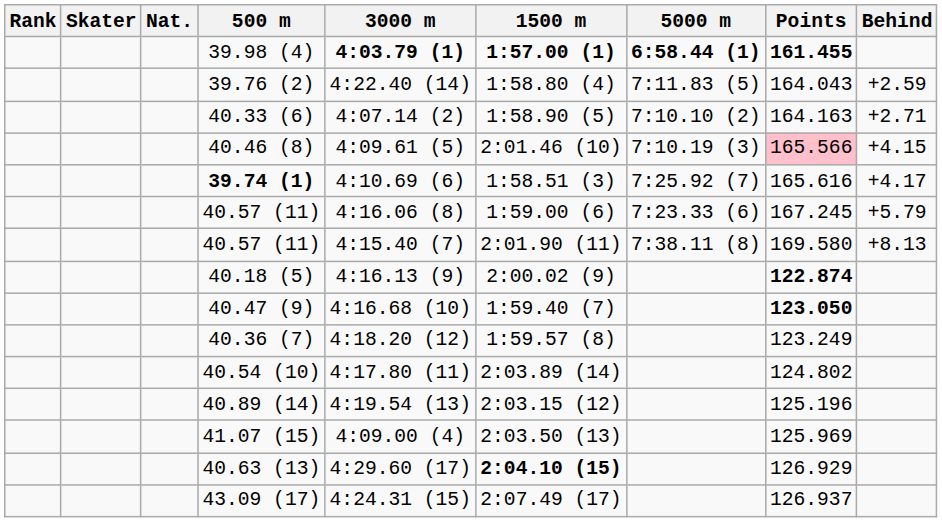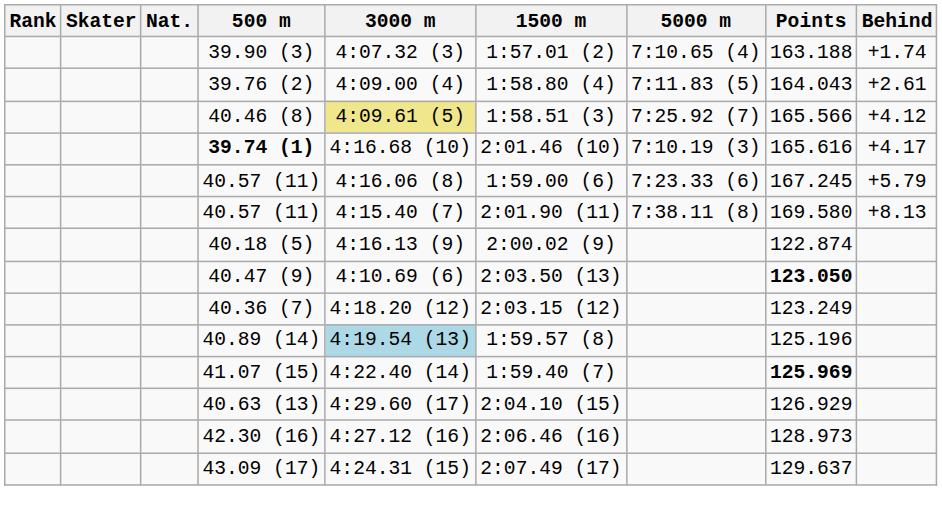- row: (33, 53)
+ row: (33, 53)
(400, 85) 4:22.40 (14) -> (400, 85) 4:09.00 (4)
(897, 85) +2.59 -> (897, 85) +2.61
- row: (33, 117)
(400, 149) no background -> (400, 117) khaki background
(551, 149) 2:01.46 (10) -> (551, 117) 1:58.51 (3)
(696, 149) 7:10.19 (3) -> (696, 117) 7:25.92 (7)
(811, 149) pink background -> (811, 117) no background
(897, 149) +4.15 -> (897, 117) +4.12
(400, 181) 4:10.69 (6) -> (400, 149) 4:16.68 (10)
(551, 181) 1:58.51 (3) -> (551, 149) 2:01.46 (10)
(696, 181) 7:25.92 (7) -> (696, 149) 7:10.19 (3)
(811, 277) bold -> (811, 245) normal
(400, 309) 4:16.68 (10) -> (400, 277) 4:10.69 (6)
(551, 309) 1:59.40 (7) -> (551, 277) 2:03.50 (13)
(551, 341) 1:59.57 (8) -> (551, 309) 2:03.15 (12)
- row: (33, 373)
(400, 405) no background -> (400, 341) lightblue background
(551, 405) 2:03.15 (12) -> (551, 341) 1:59.57 (8)
(400, 437) 4:09.00 (4) -> (400, 373) 4:22.40 (14)
(551, 437) 2:03.50 (13) -> (551, 373) 1:59.40 (7)
(811, 437) normal -> (811, 373) bold
(551, 469) bold -> (551, 405) normal
+ row: (33, 437)
(811, 501) 126.937 -> (811, 469) 129.637
